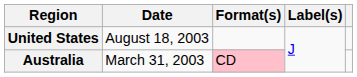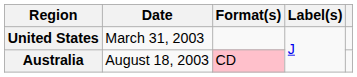(157, 38) August 18, 2003 -> (155, 38) March 31, 2003
(155, 60) March 31, 2003 -> (157, 60) August 18, 2003
